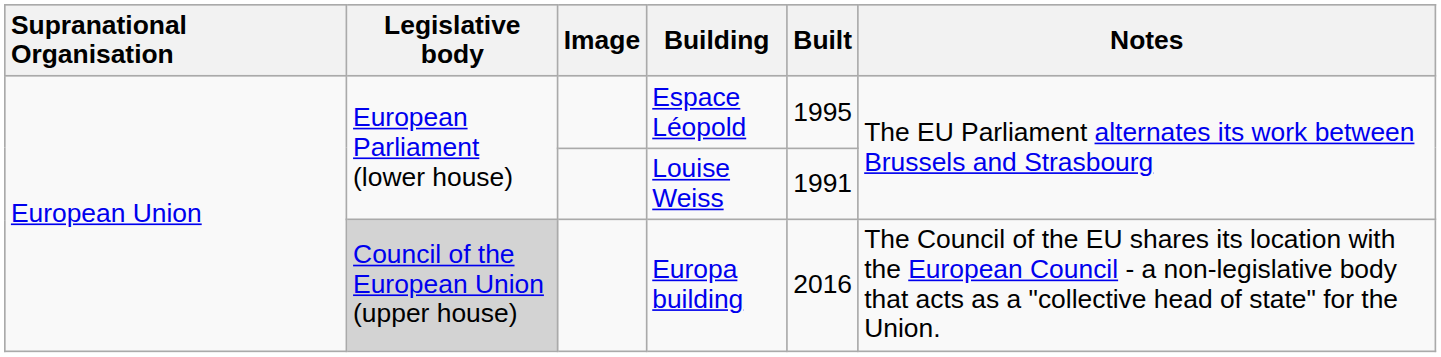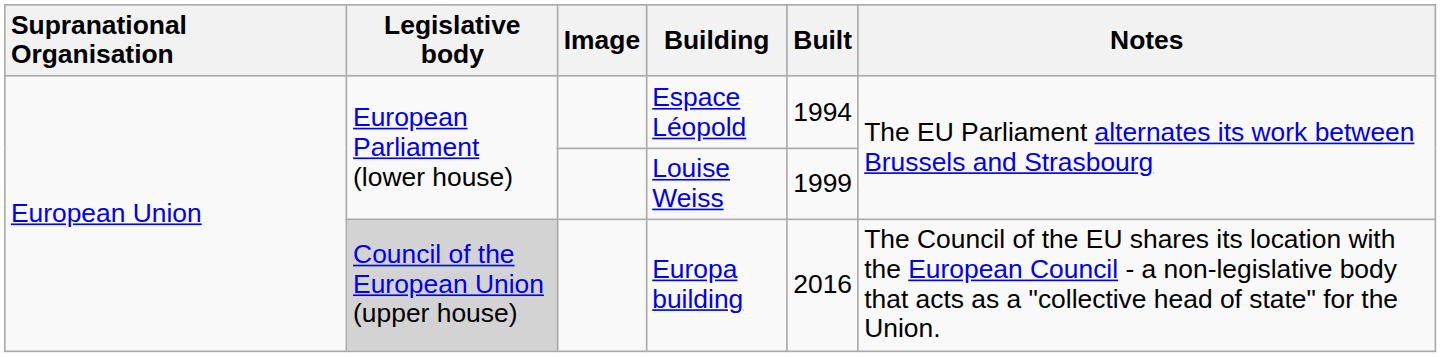(823, 111) 1995 -> (823, 111) 1994
(823, 183) 1991 -> (823, 183) 1999
